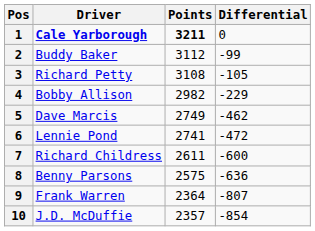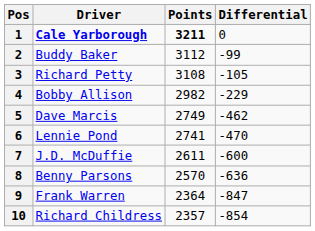(233, 135) -472 -> (233, 135) -470
(99, 155) Richard Childress -> (84, 155) J.D. McDuffie
(190, 176) 2575 -> (190, 176) 2570
(233, 196) -807 -> (233, 196) -847
(84, 216) J.D. McDuffie -> (99, 216) Richard Childress
